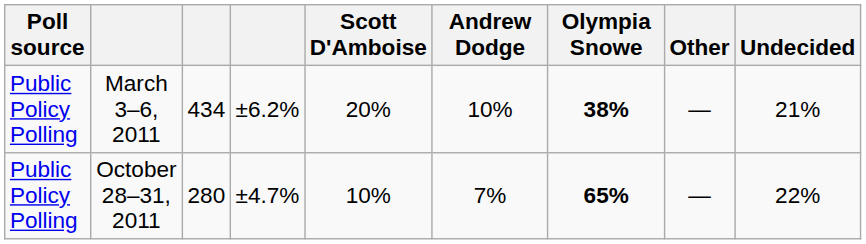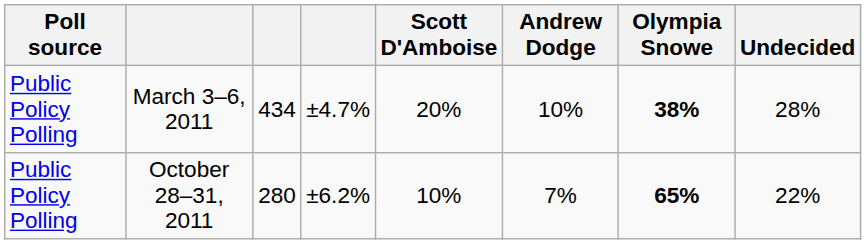- column: (700, 47)
(268, 108) ±6.2% -> (338, 108) ±4.7%
(798, 108) 21% -> (798, 108) 28%
(268, 195) ±4.7% -> (338, 195) ±6.2%
